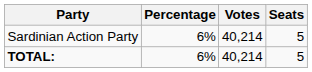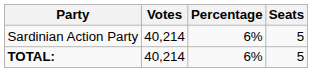columns swapped: (242, 15) <-> (180, 15)
